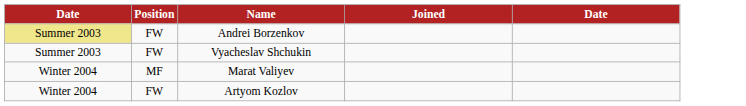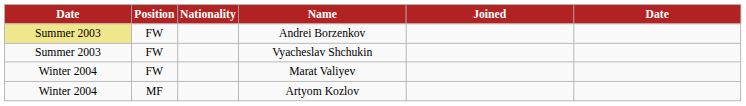+ column: (208, 14)
(154, 72) MF -> (154, 72) FW
(154, 91) FW -> (154, 91) MF
